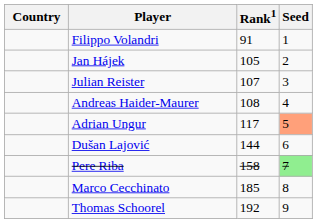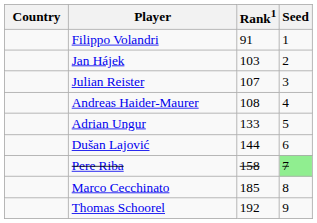(250, 60) 105 -> (250, 60) 103
(249, 123) 117 -> (250, 123) 133
(286, 123) lightsalmon background -> (286, 123) no background
